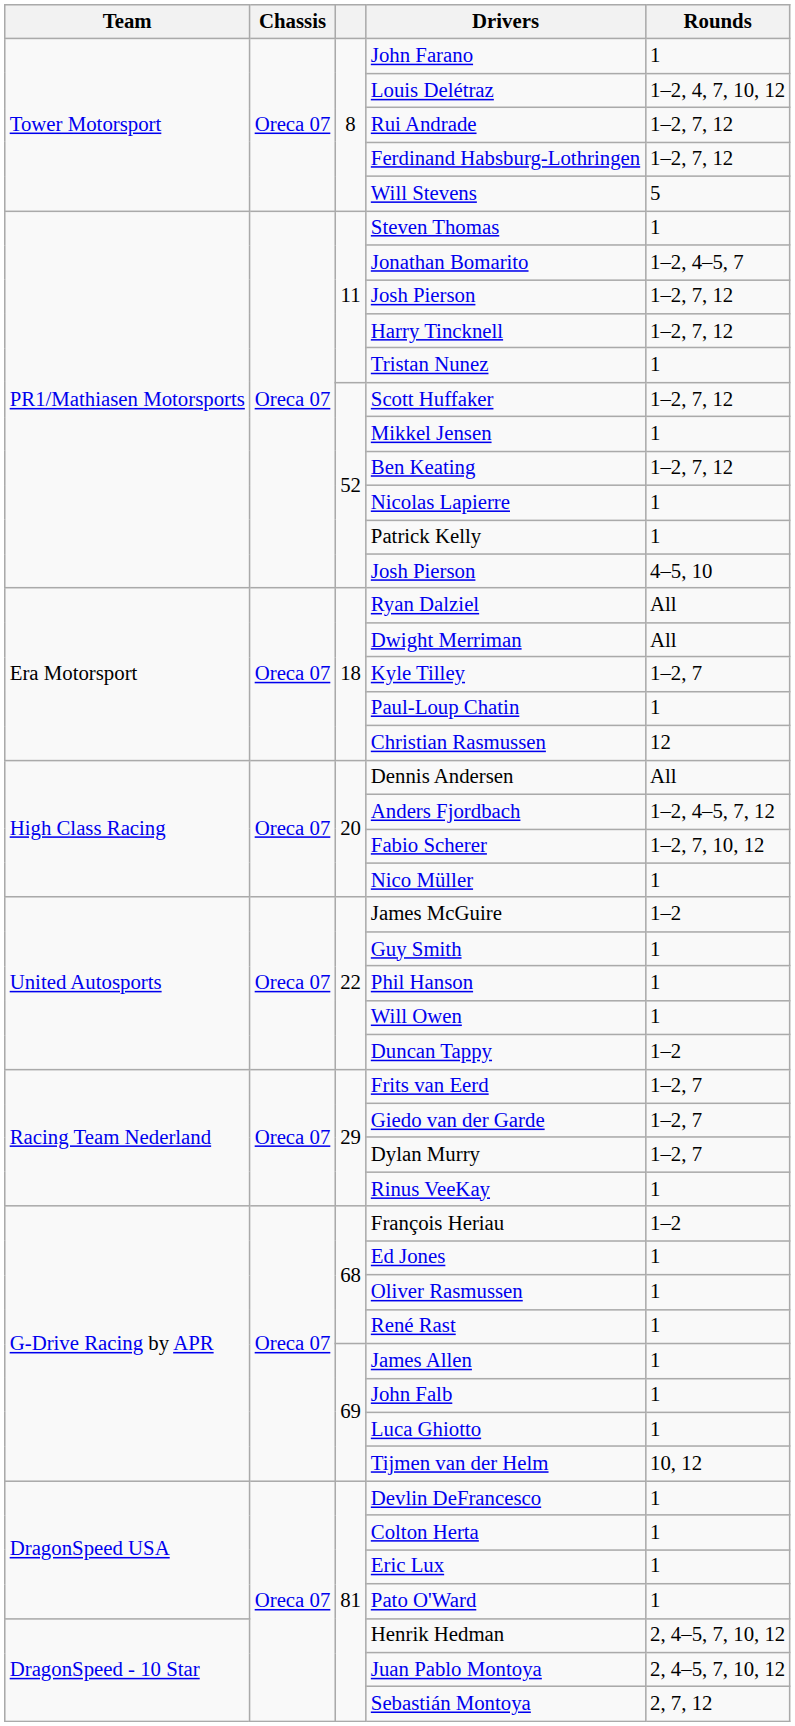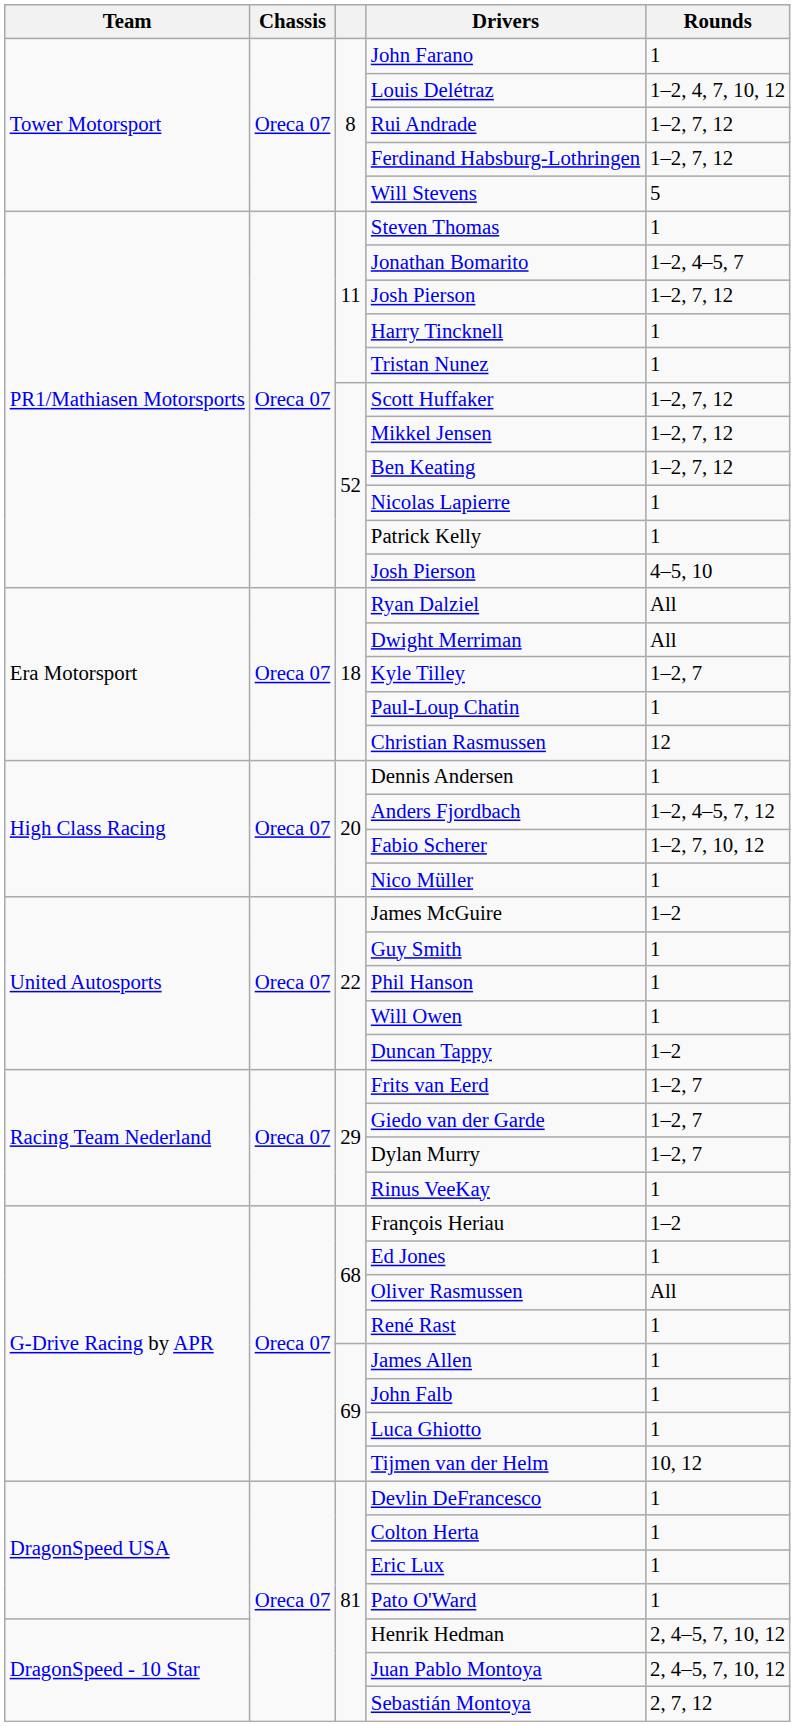(692, 330) 1–2, 7, 12 -> (655, 330) 1
(655, 433) 1 -> (692, 433) 1–2, 7, 12
(663, 776) All -> (655, 776) 1
(655, 1291) 1 -> (663, 1291) All
